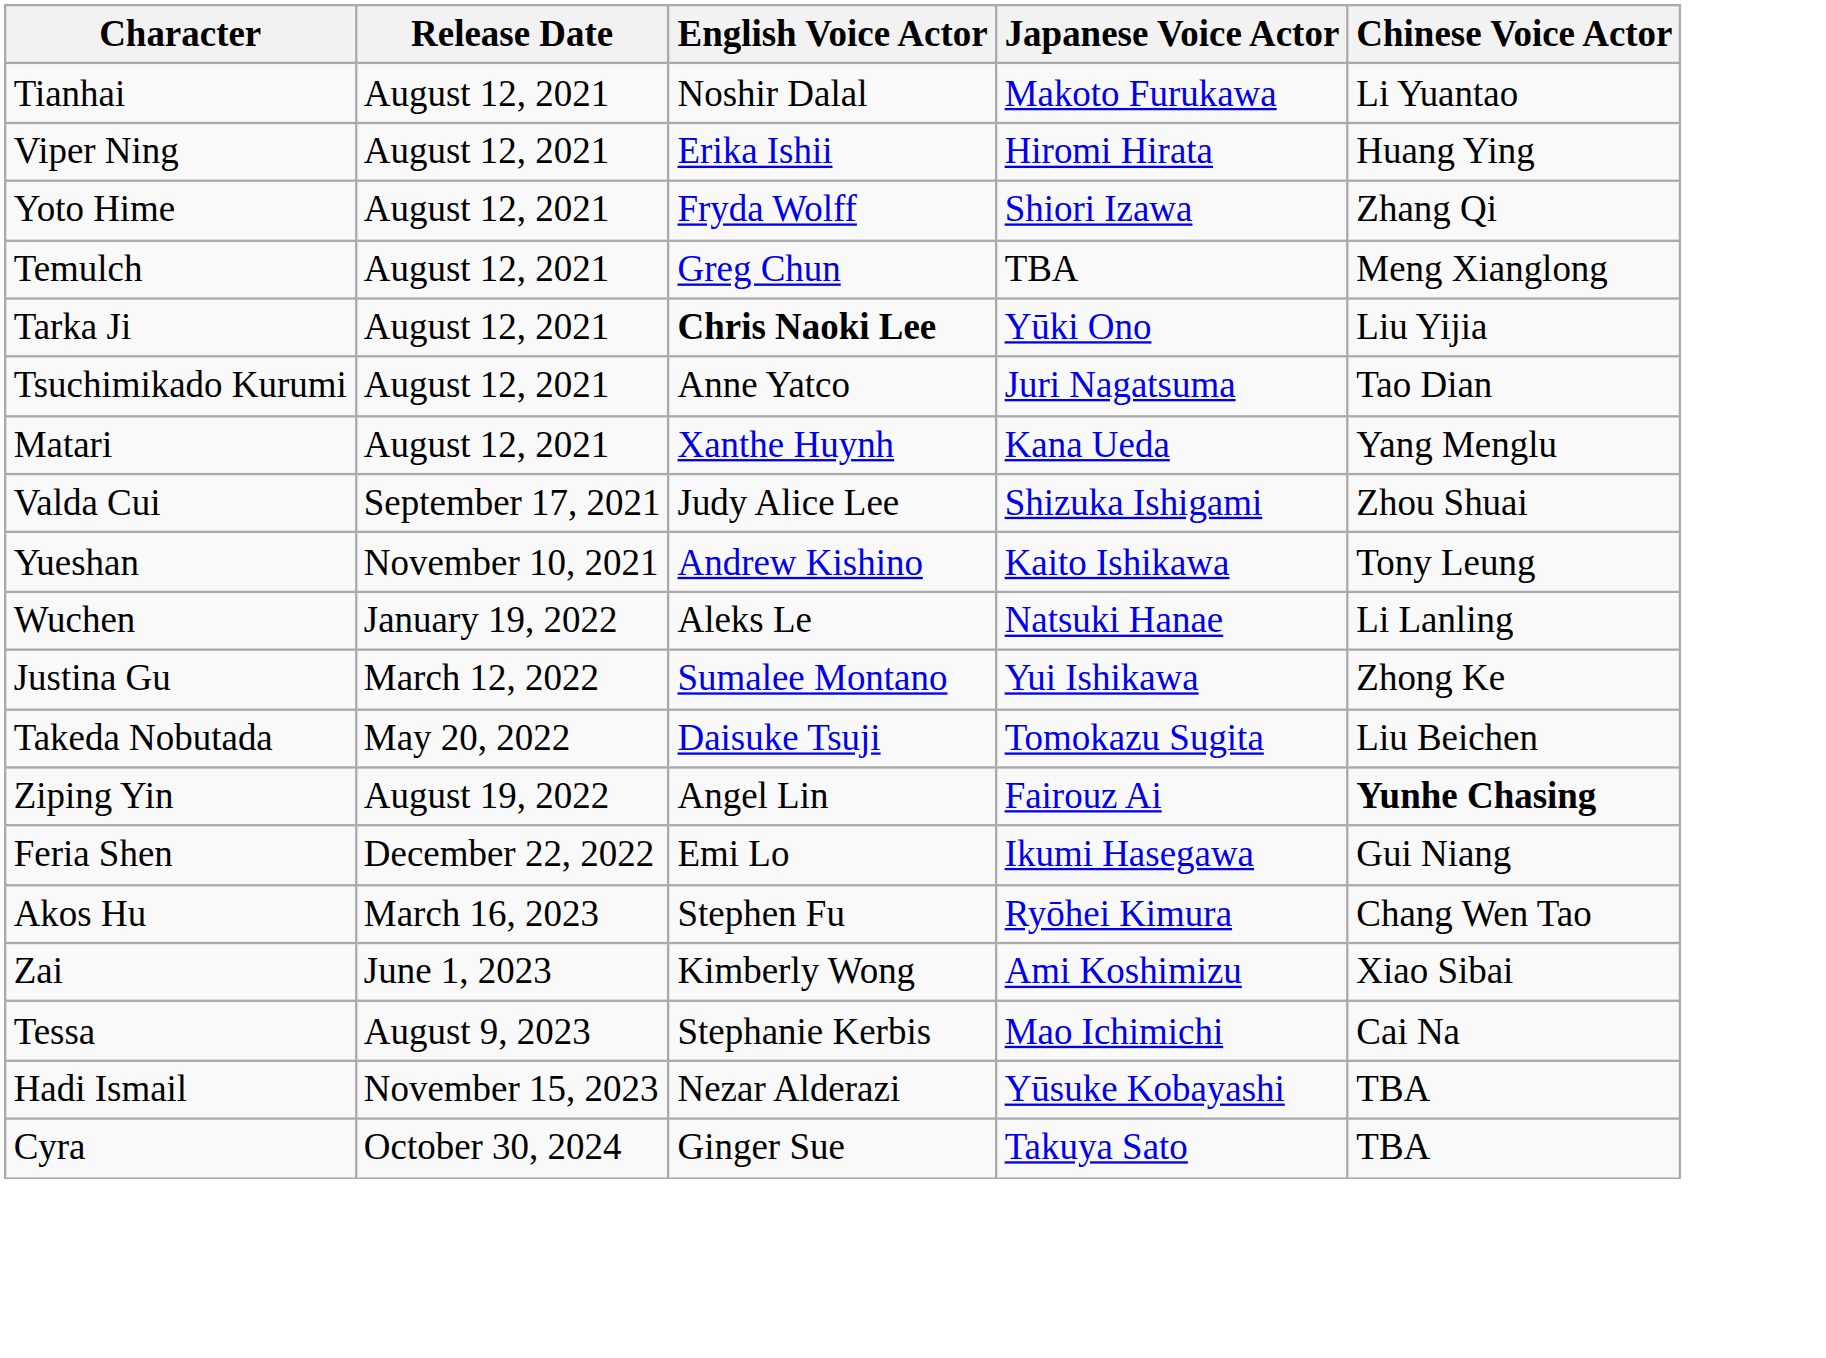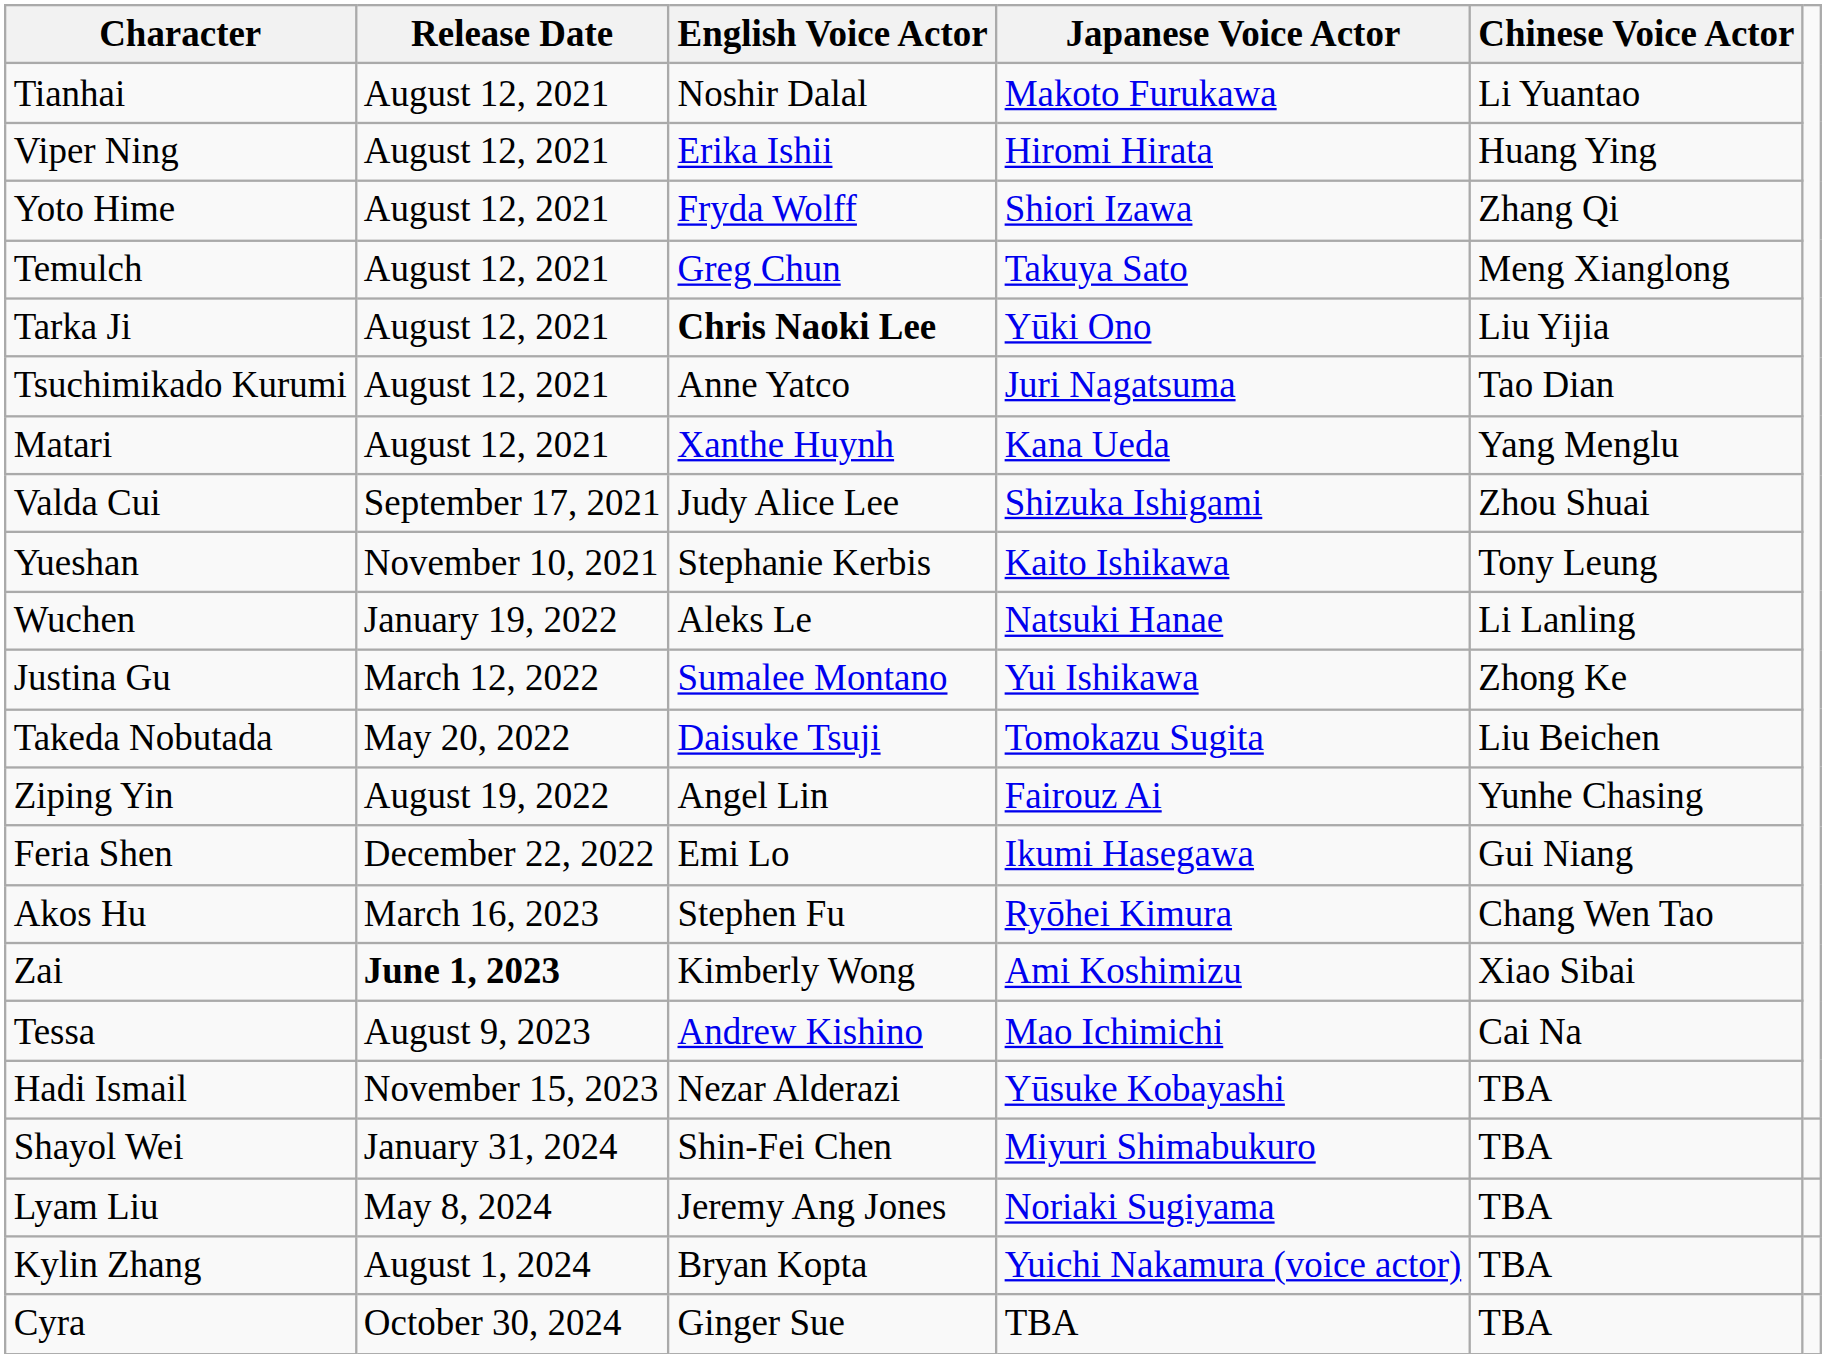(1042, 268) TBA -> (1096, 268) Takuya Sato
(800, 561) Andrew Kishino -> (804, 561) Stephanie Kerbis
(1476, 795) bold -> (1591, 795) normal
(458, 971) normal -> (462, 971) bold
(804, 1030) Stephanie Kerbis -> (800, 1030) Andrew Kishino
+ row: (99, 1147)
+ row: (86, 1206)
+ row: (108, 1264)
(1096, 1147) Takuya Sato -> (1042, 1323) TBA
